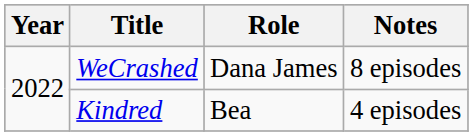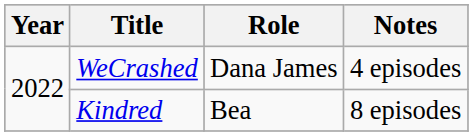(406, 67) 8 episodes -> (406, 67) 4 episodes
(406, 109) 4 episodes -> (406, 109) 8 episodes
